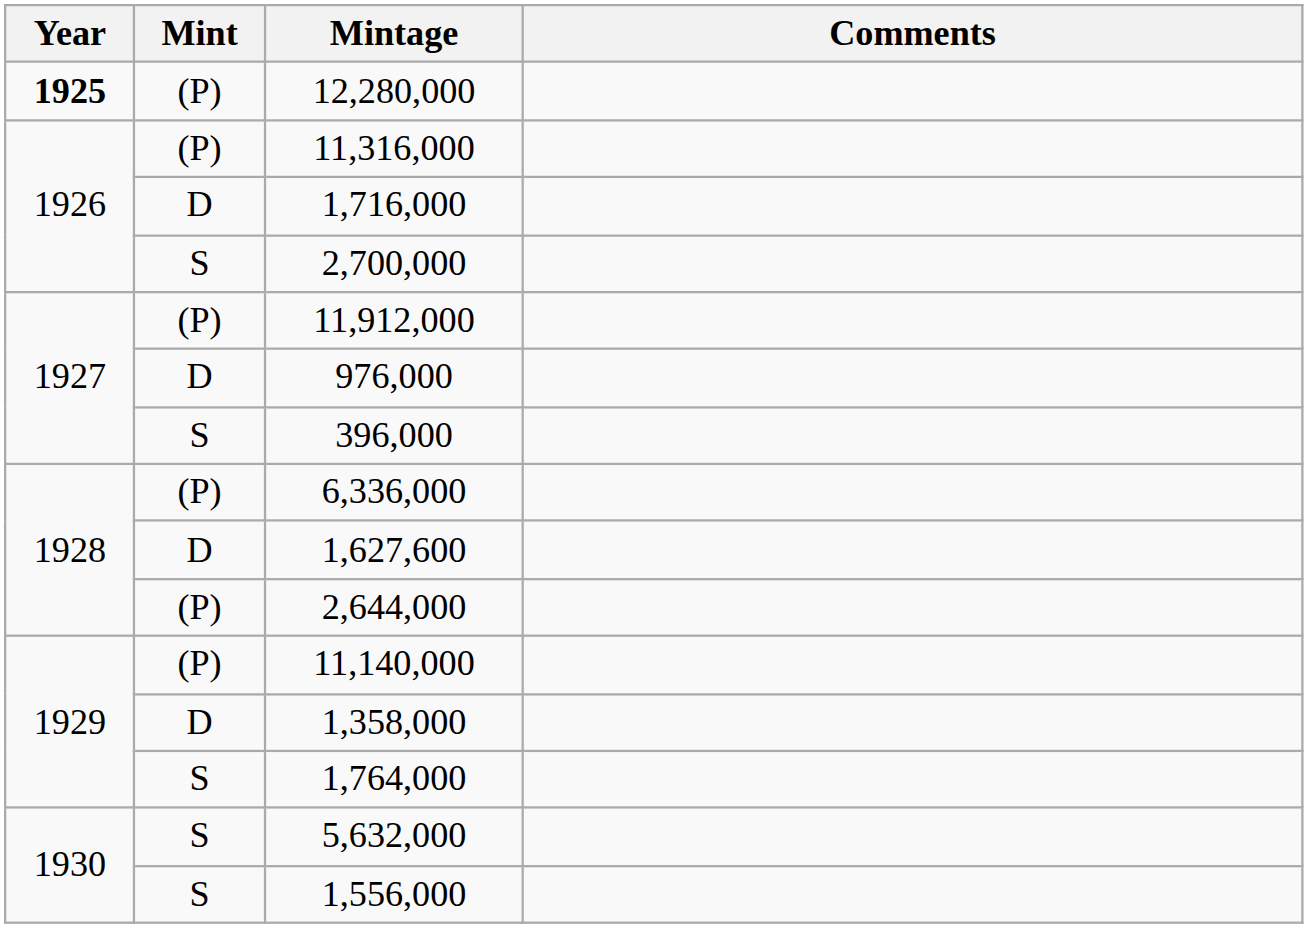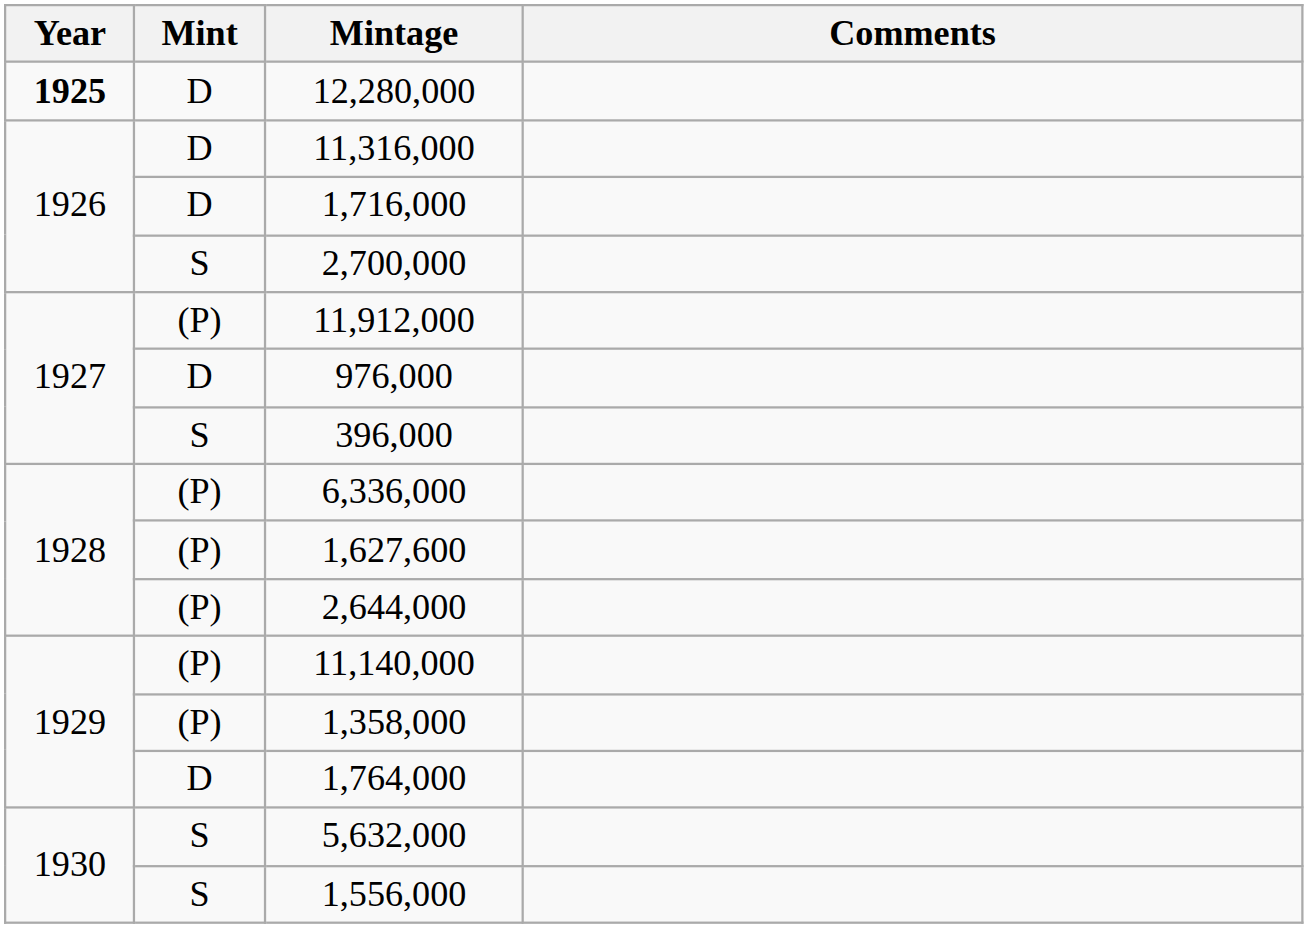(200, 90) (P) -> (200, 90) D
(200, 147) (P) -> (200, 147) D
(200, 549) D -> (200, 549) (P)
(200, 721) D -> (200, 721) (P)
(200, 778) S -> (200, 778) D
